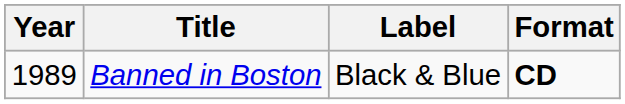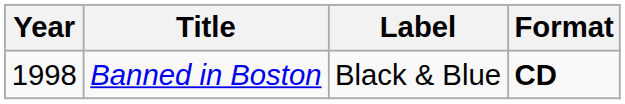(44, 74) 1989 -> (44, 74) 1998
